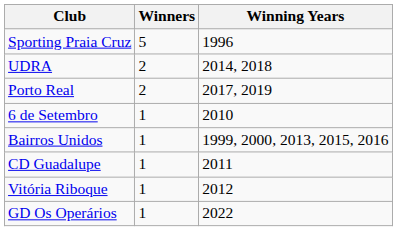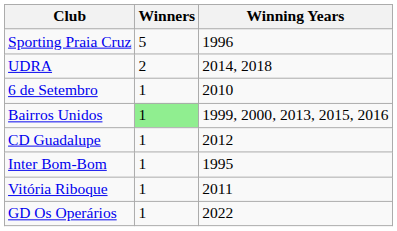- row: (41, 90)
(142, 139) no background -> (142, 115) lightgreen background
(218, 164) 2011 -> (218, 139) 2012
+ row: (57, 164)
(218, 189) 2012 -> (218, 189) 2011
